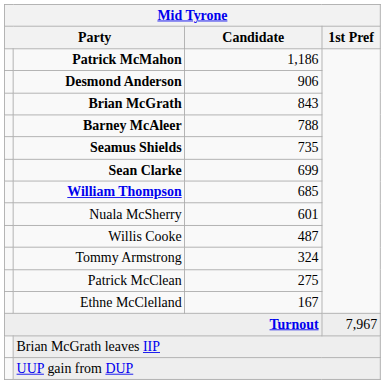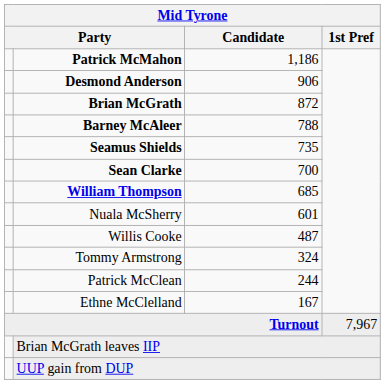(308, 103) 843 -> (308, 103) 872
(308, 170) 699 -> (308, 170) 700
(308, 280) 275 -> (308, 280) 244
